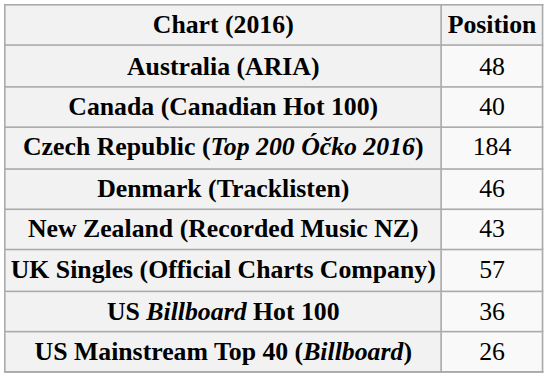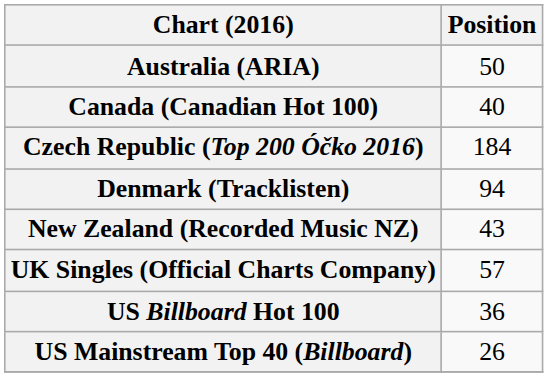(492, 65) 48 -> (492, 65) 50
(492, 188) 46 -> (492, 188) 94
